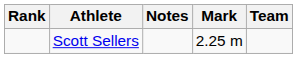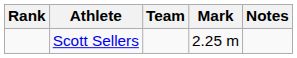columns swapped: (269, 16) <-> (167, 16)
